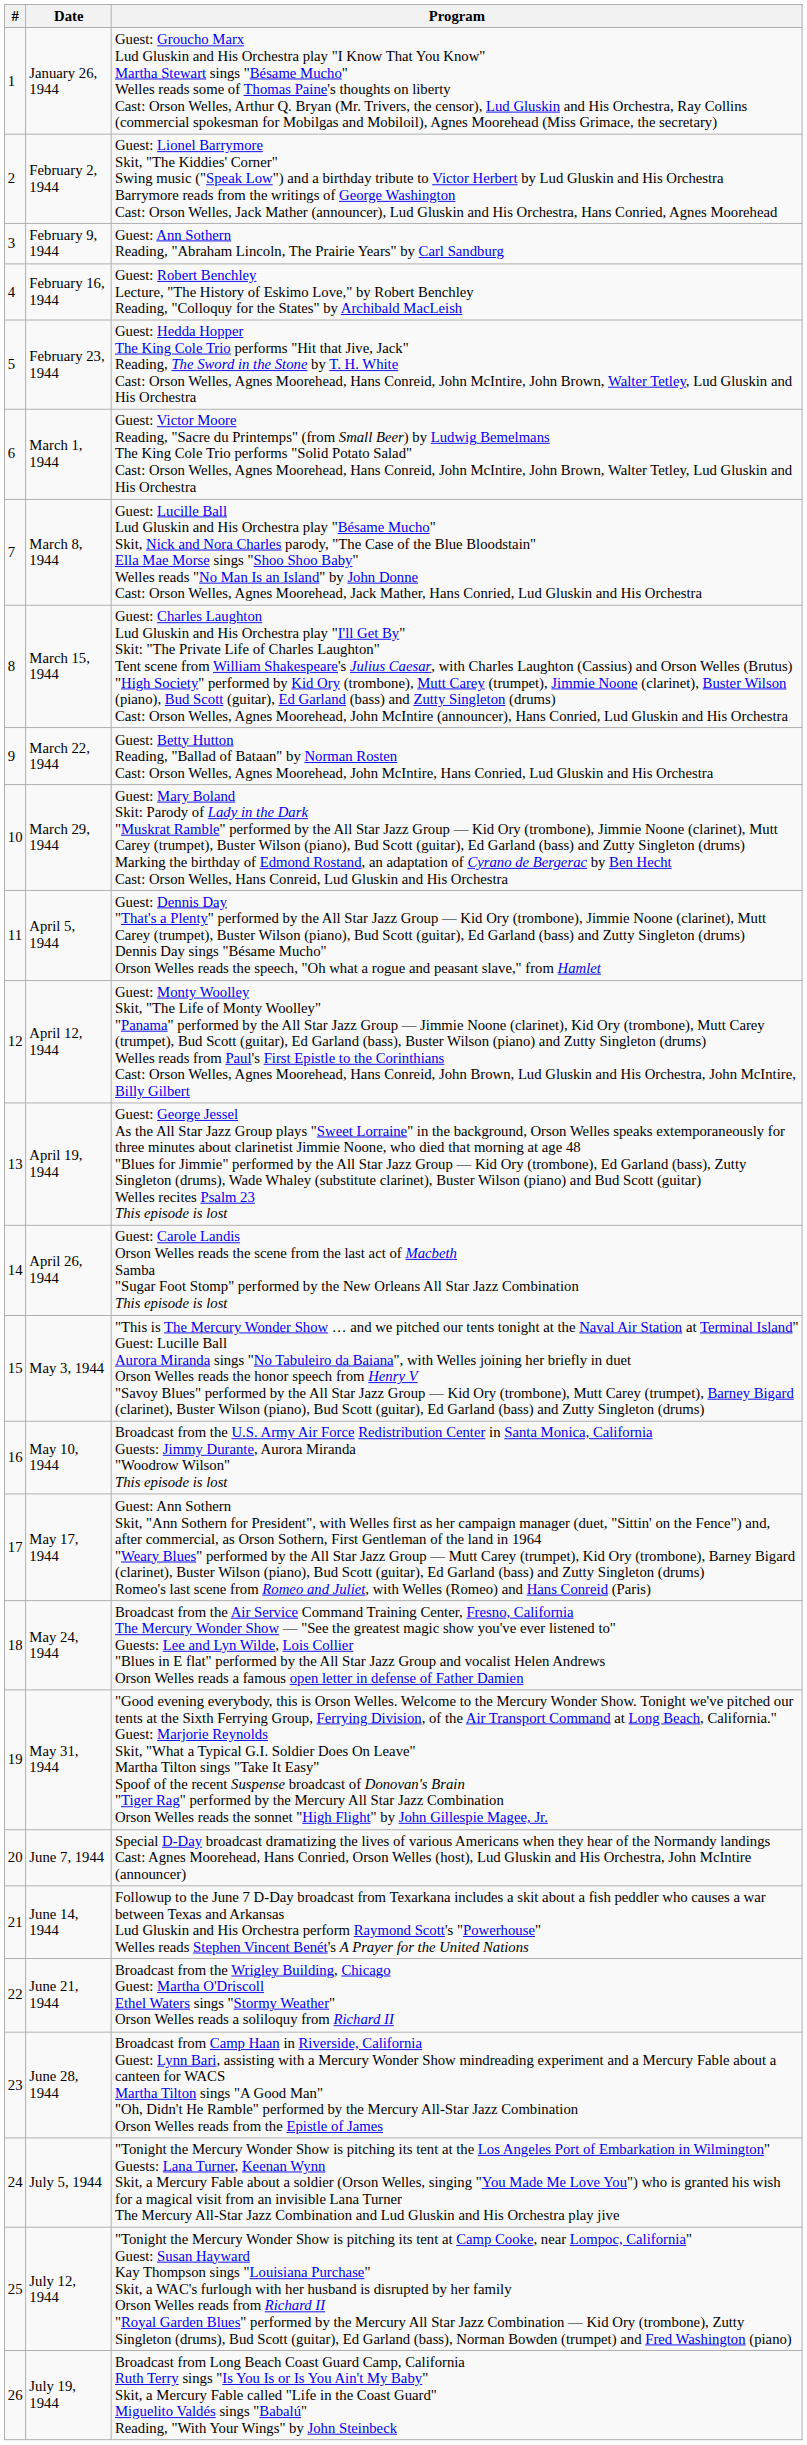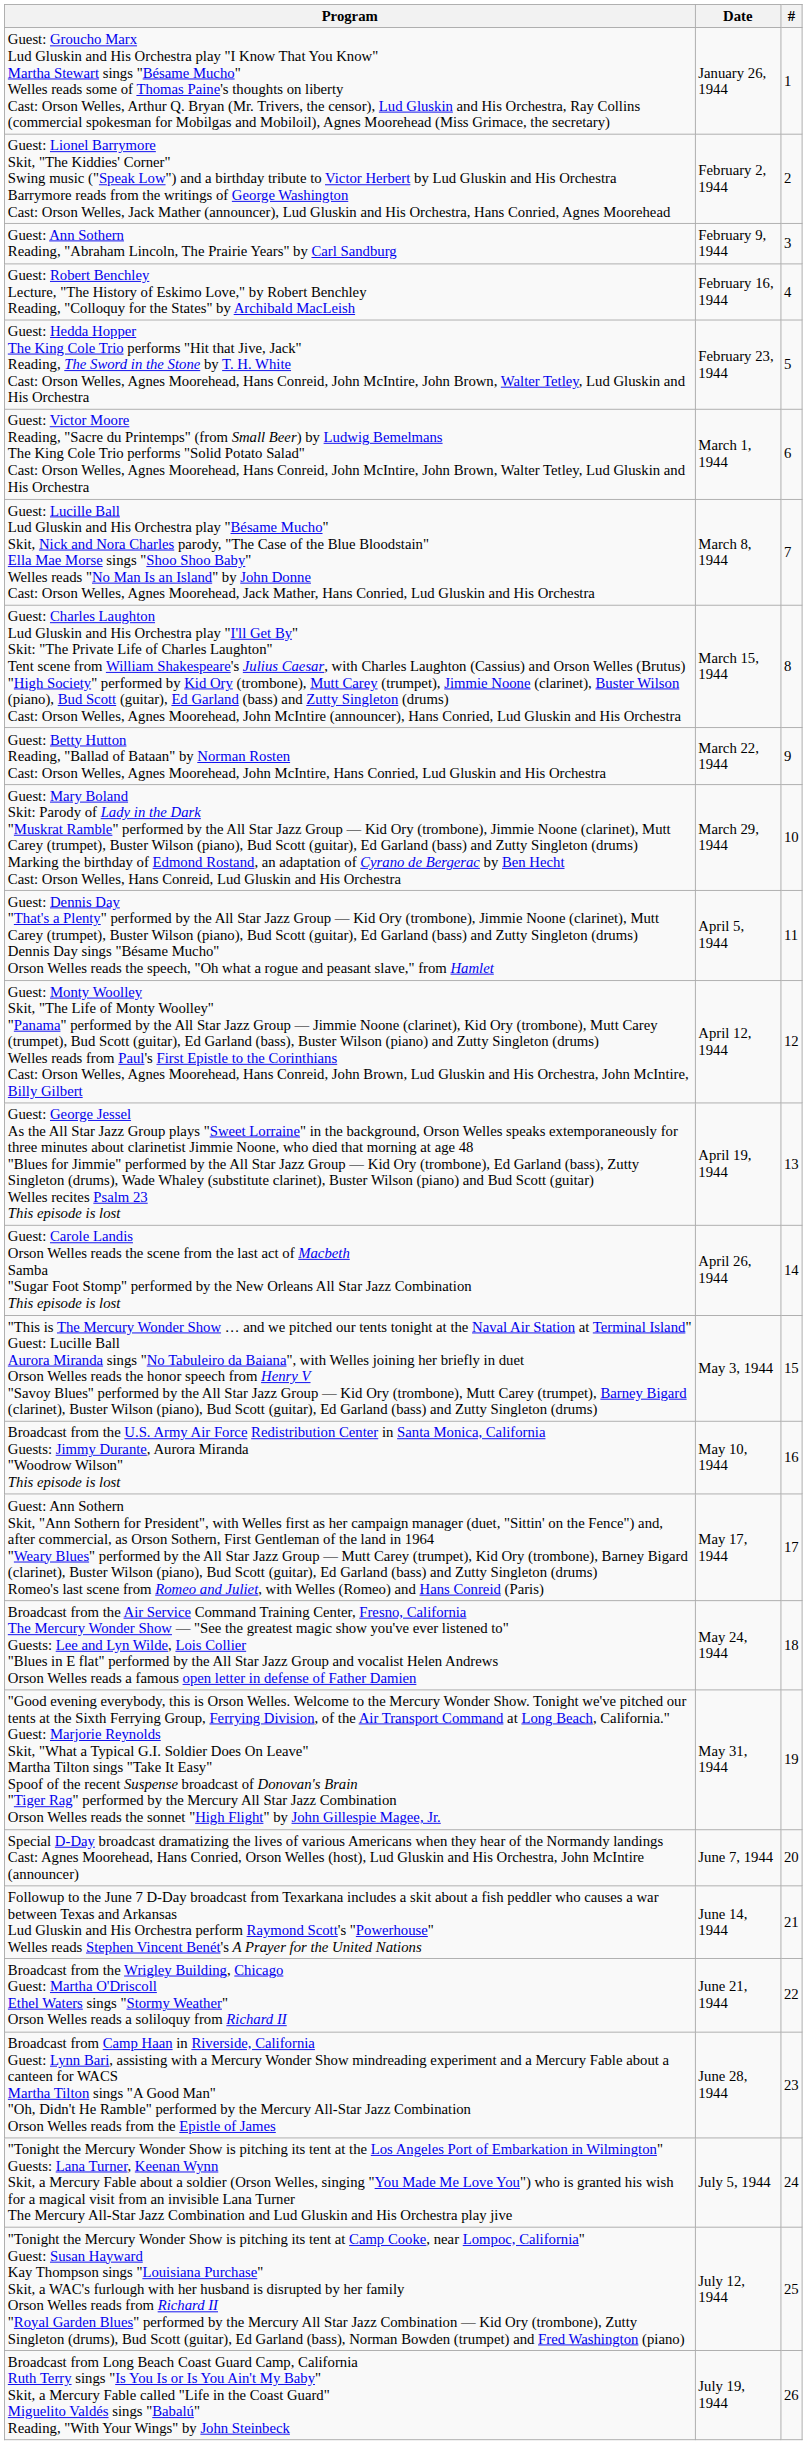columns swapped: (15, 16) <-> (457, 16)
